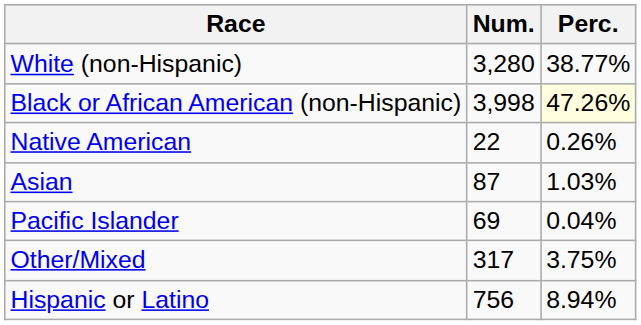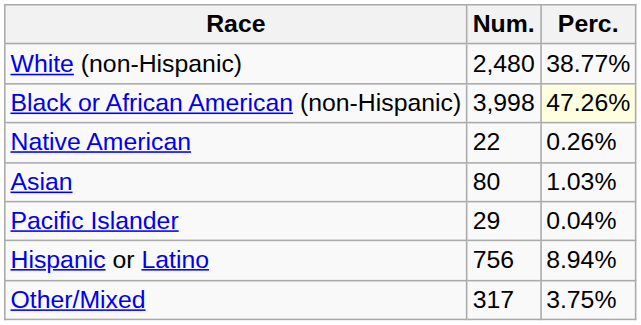(504, 63) 3,280 -> (504, 63) 2,480
(486, 181) 87 -> (486, 181) 80
(486, 220) 69 -> (486, 220) 29
rows swapped: (78, 260) <-> (110, 299)
